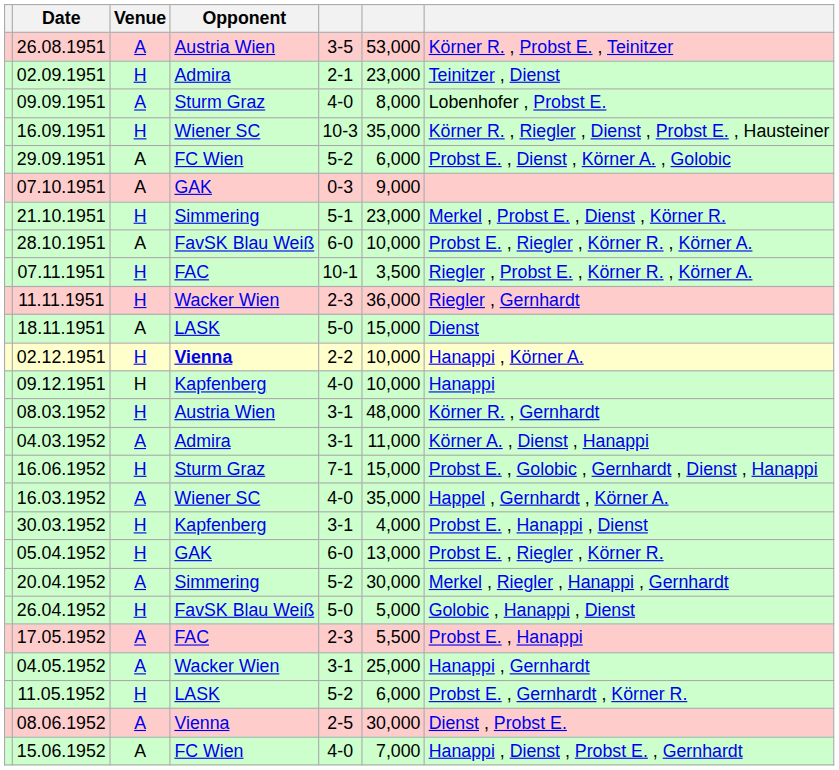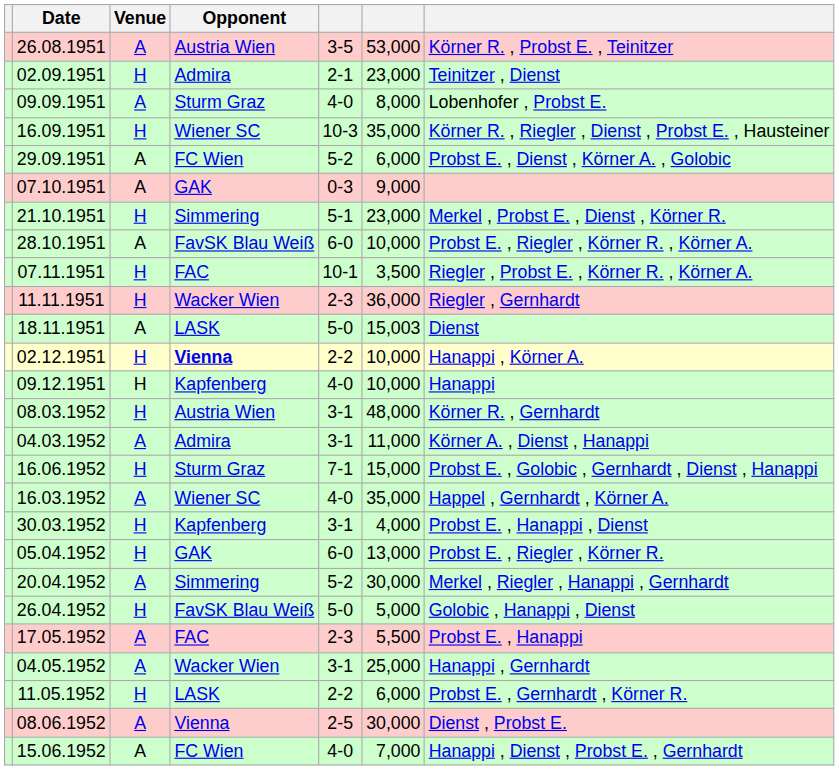(393, 328) 15,000 -> (393, 328) 15,003
(340, 694) 5-2 -> (340, 694) 2-2
